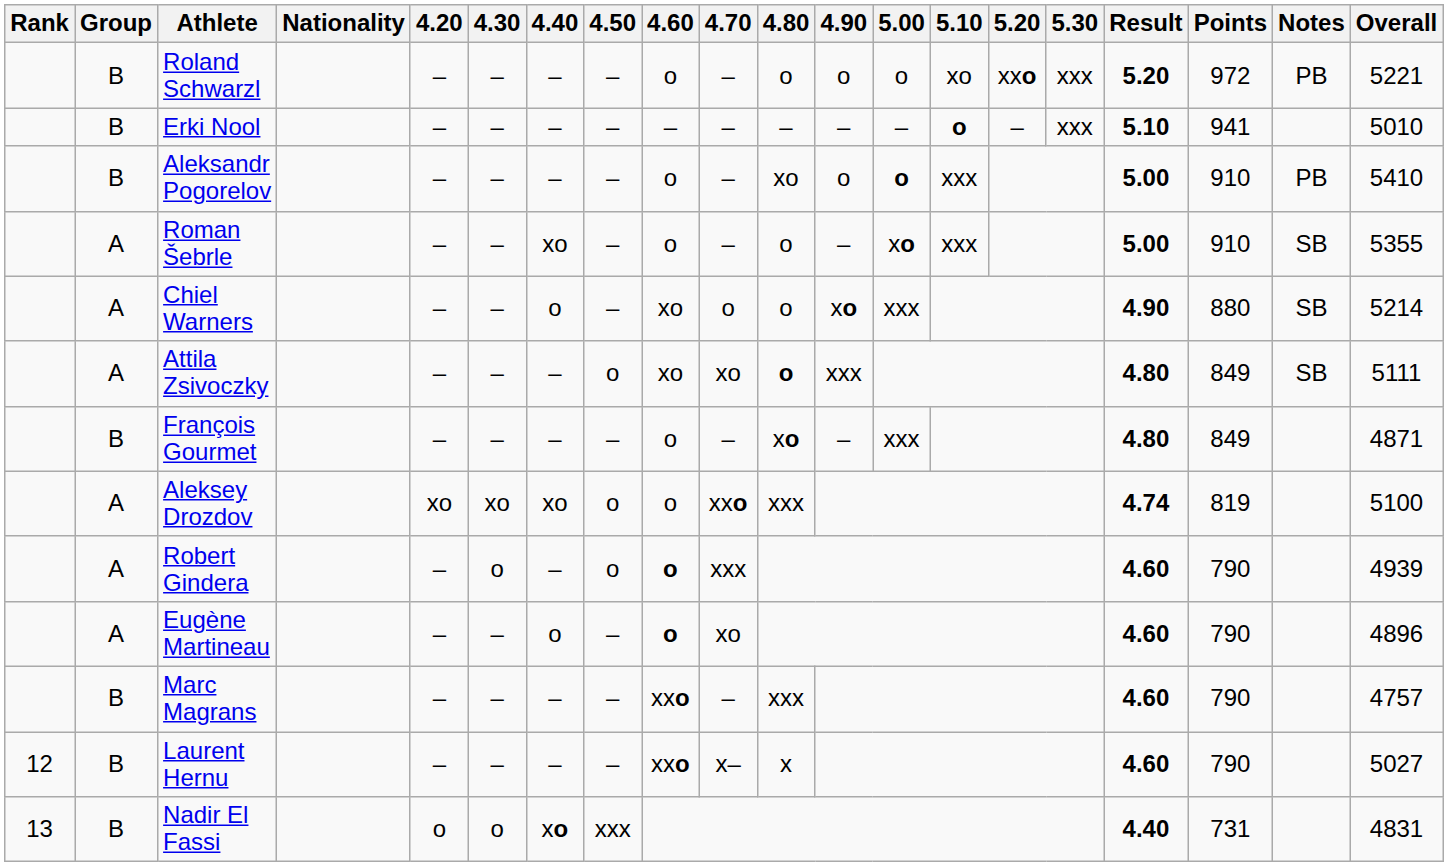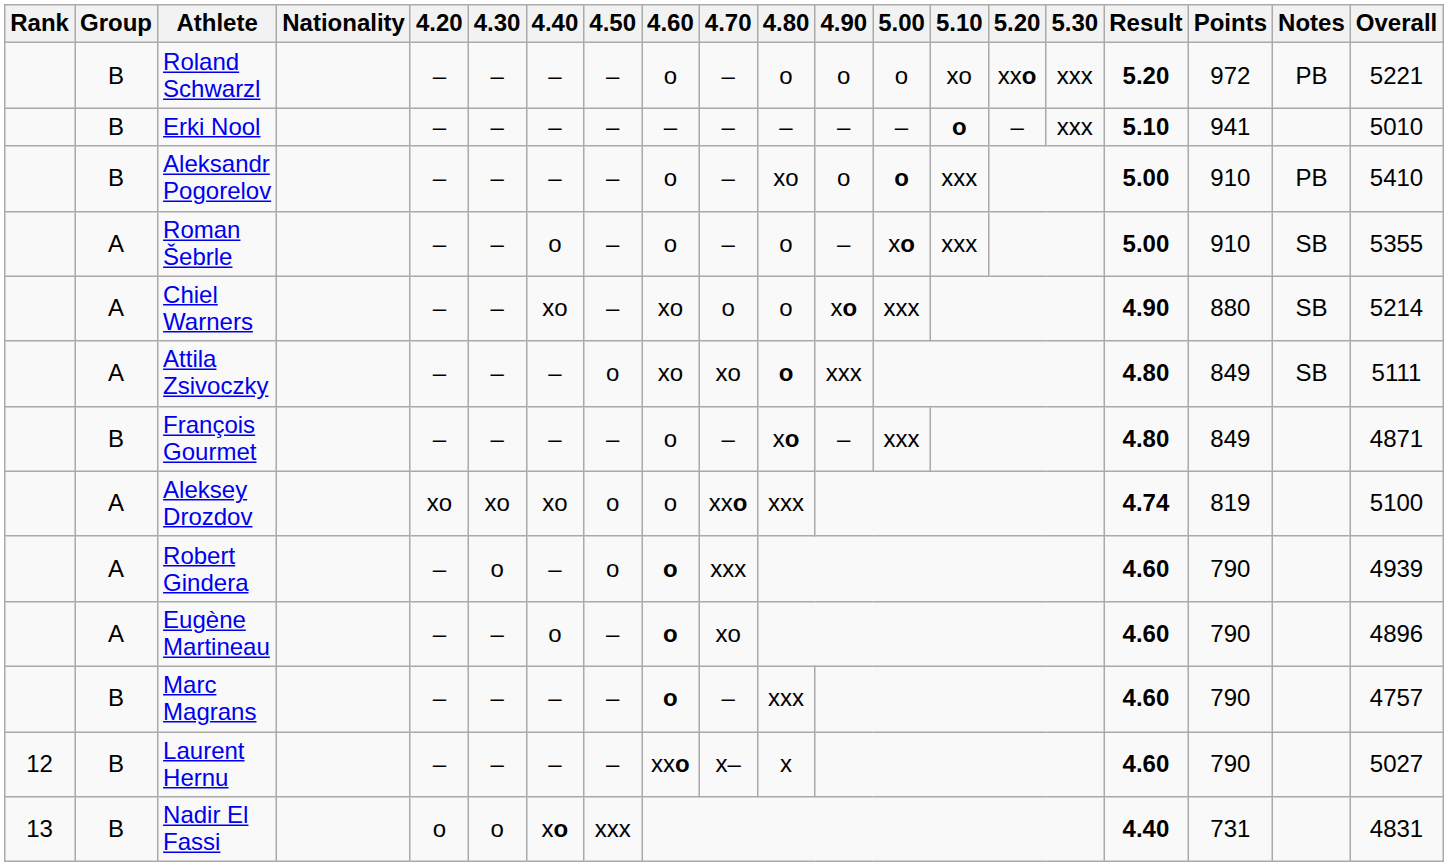(555, 243) xo -> (555, 243) o
(555, 308) o -> (555, 308) xo
(670, 698) xxo -> (670, 698) o
